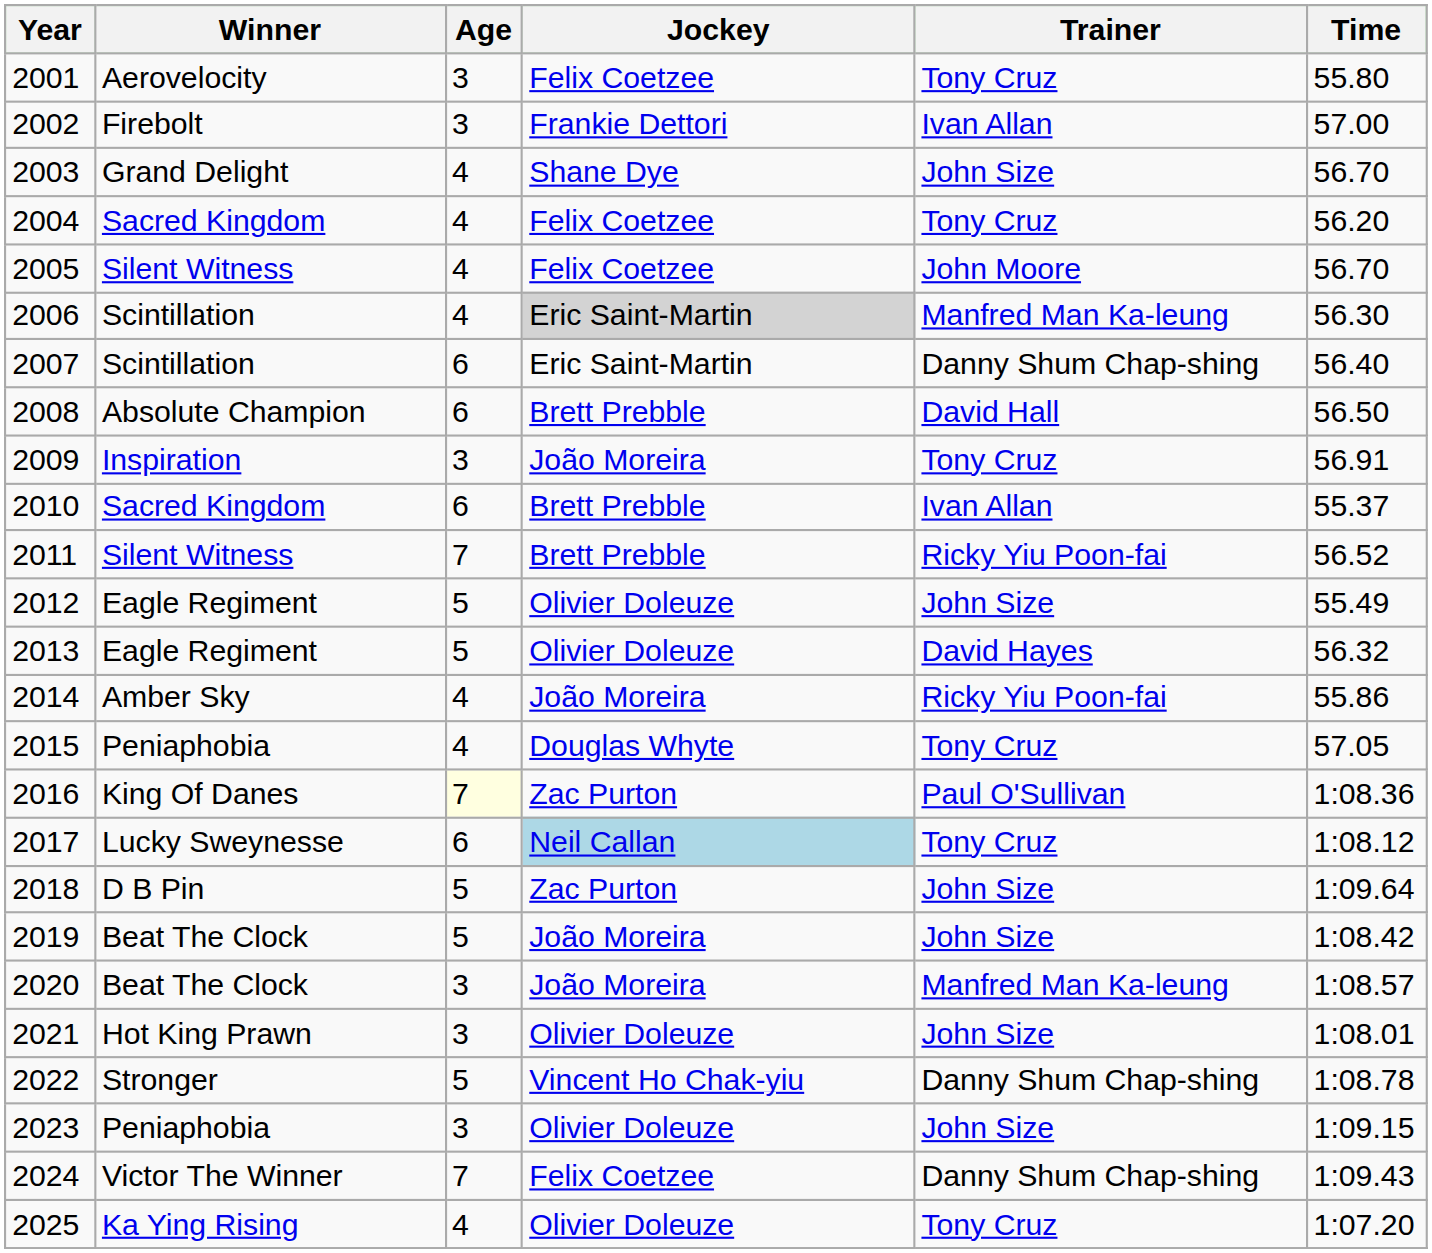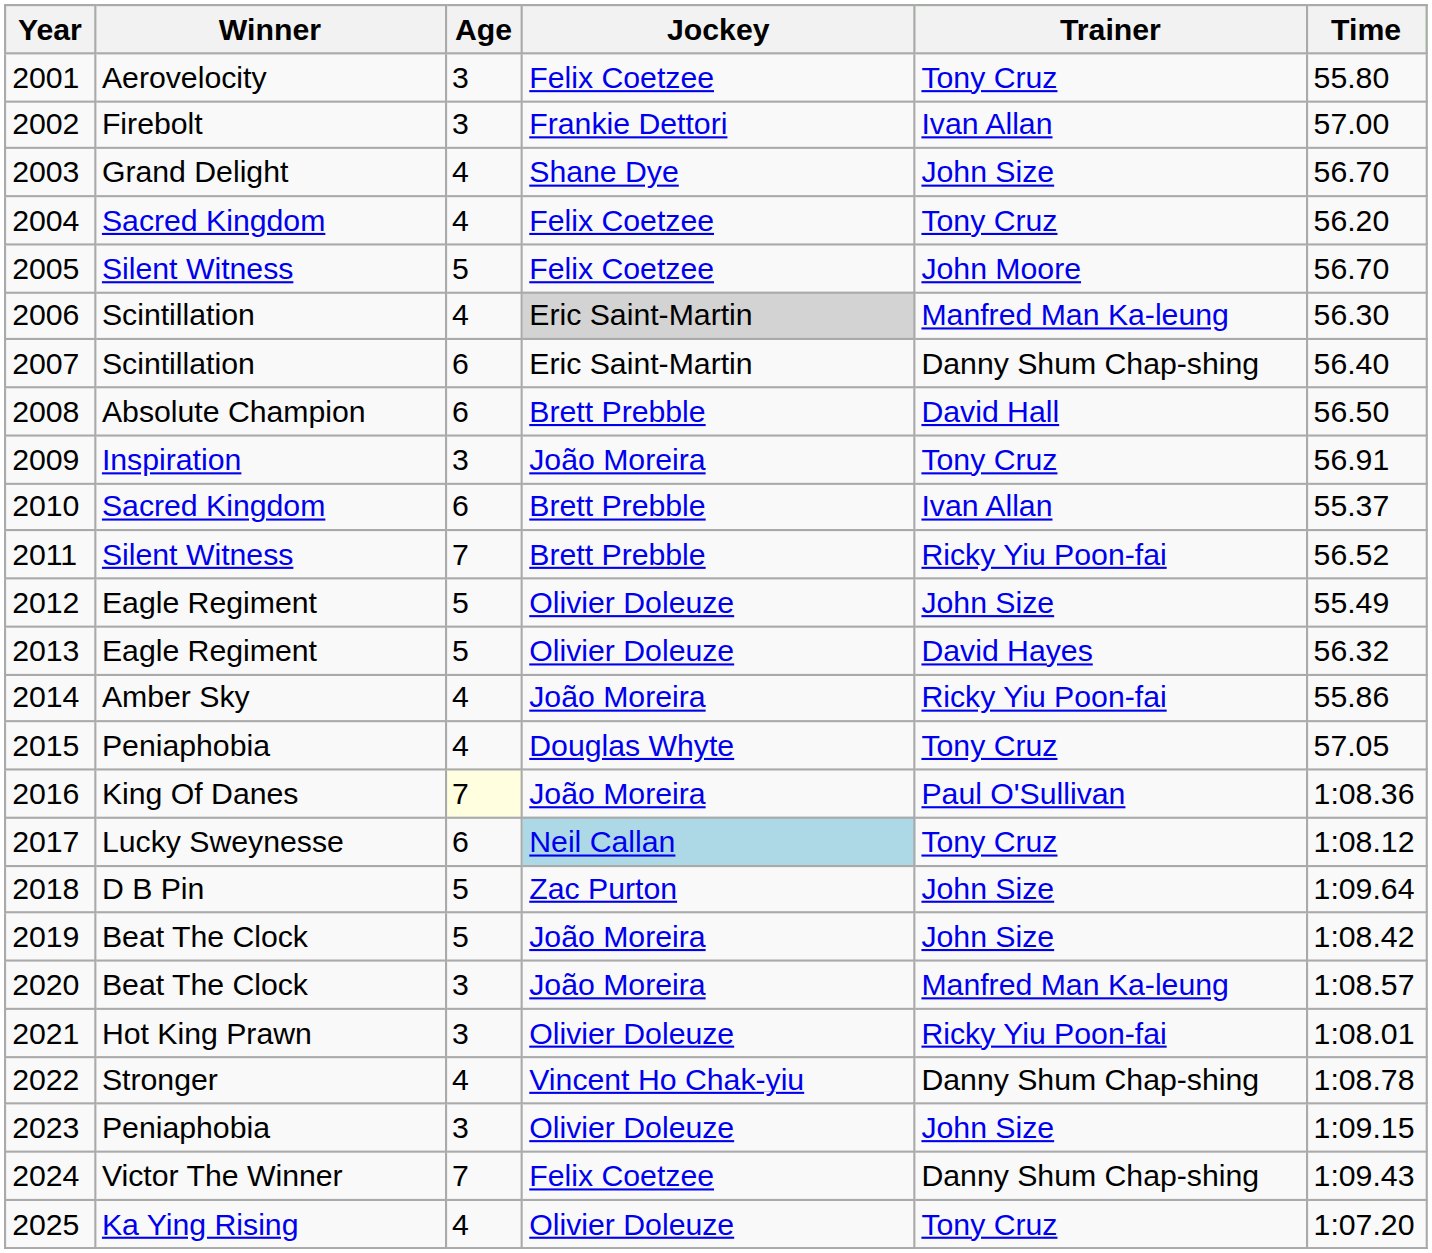(461, 268) 4 -> (461, 268) 5
(603, 794) Zac Purton -> (617, 794) João Moreira
(988, 1033) John Size -> (1044, 1033) Ricky Yiu Poon-fai
(461, 1080) 5 -> (461, 1080) 4
